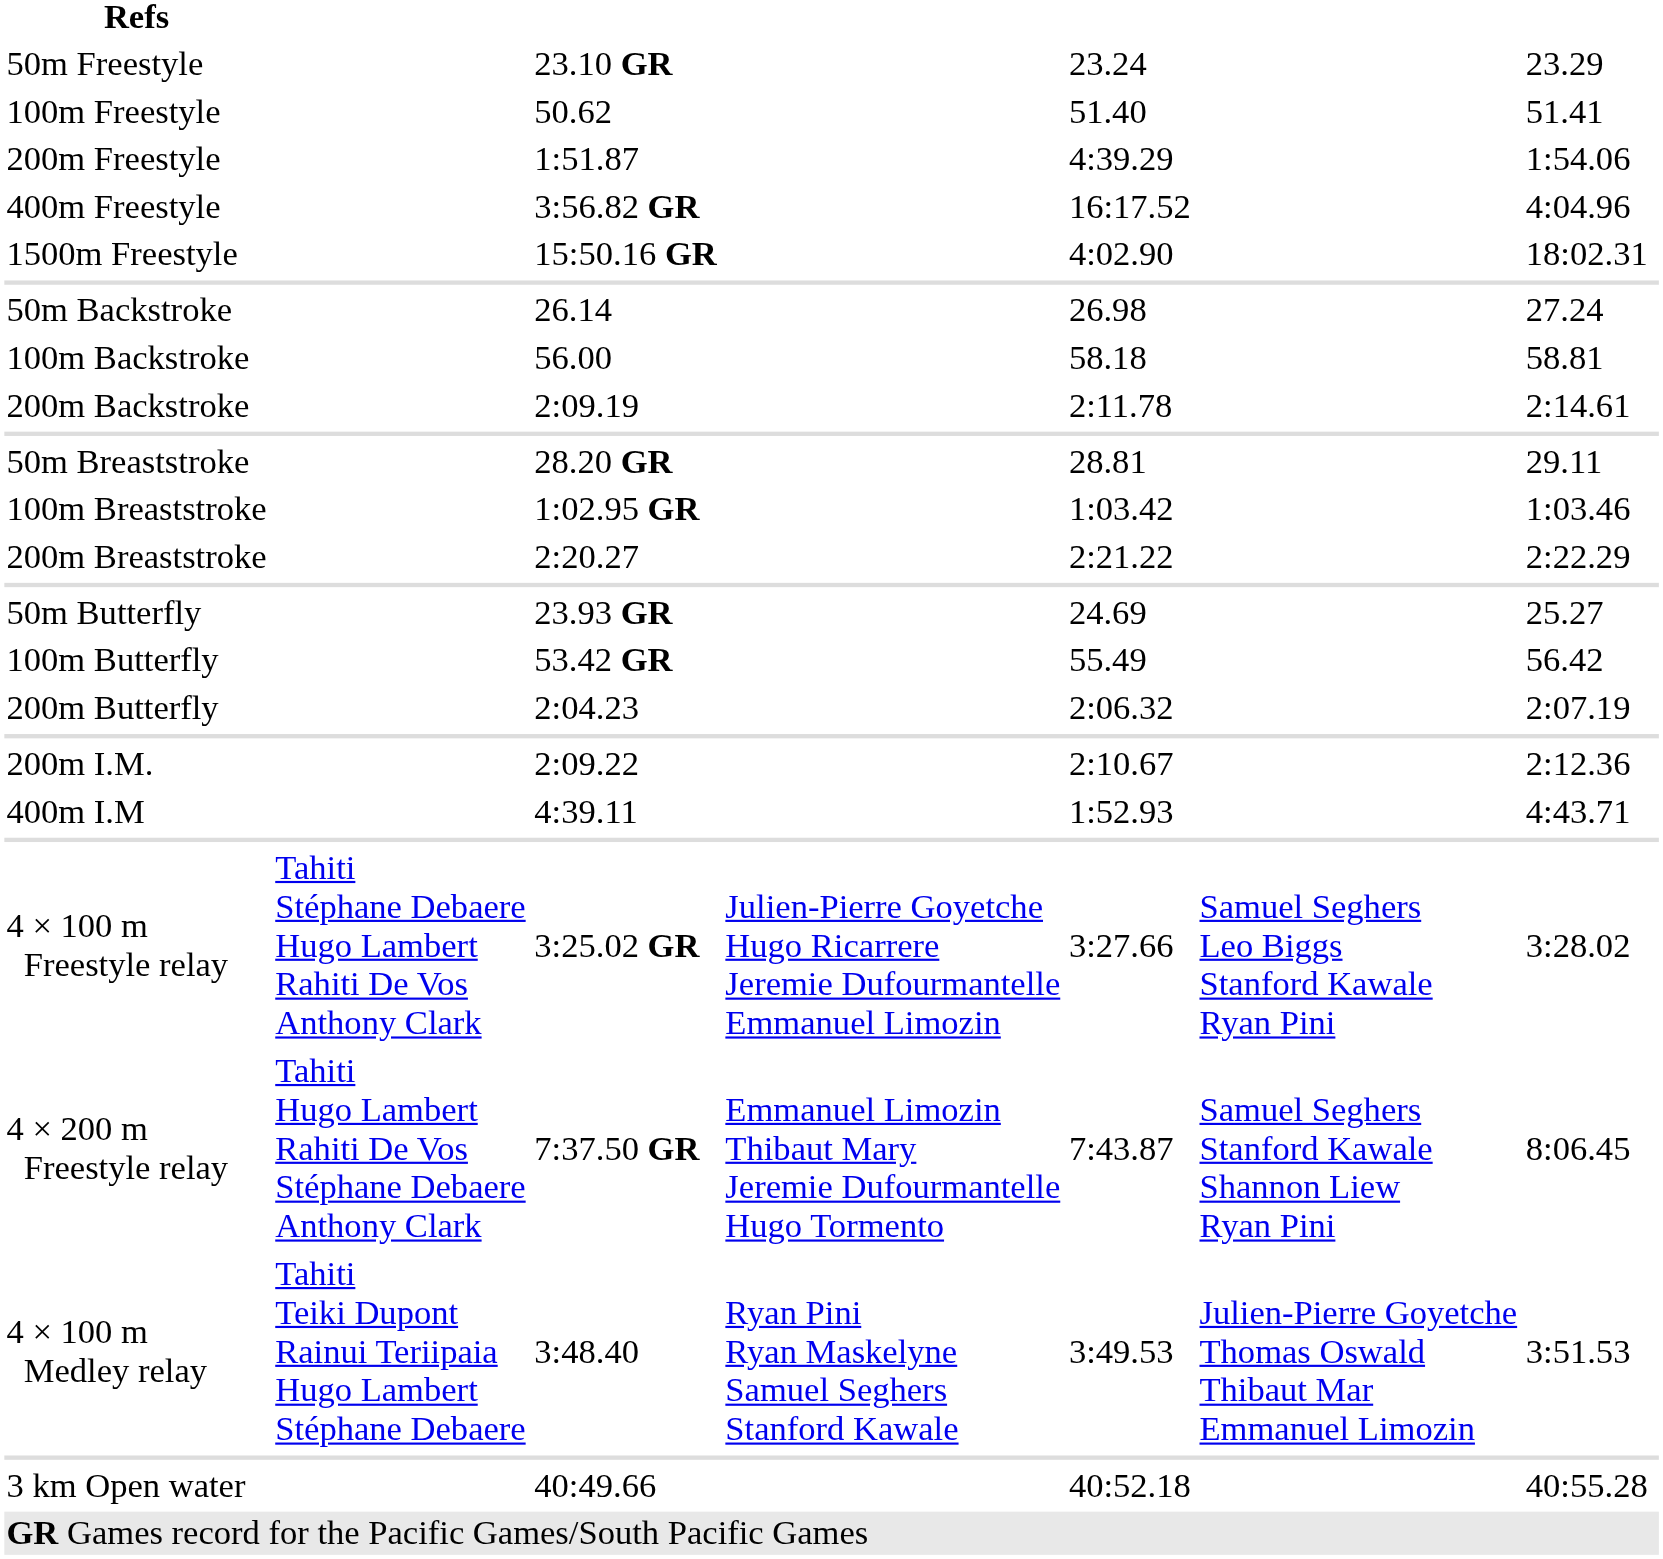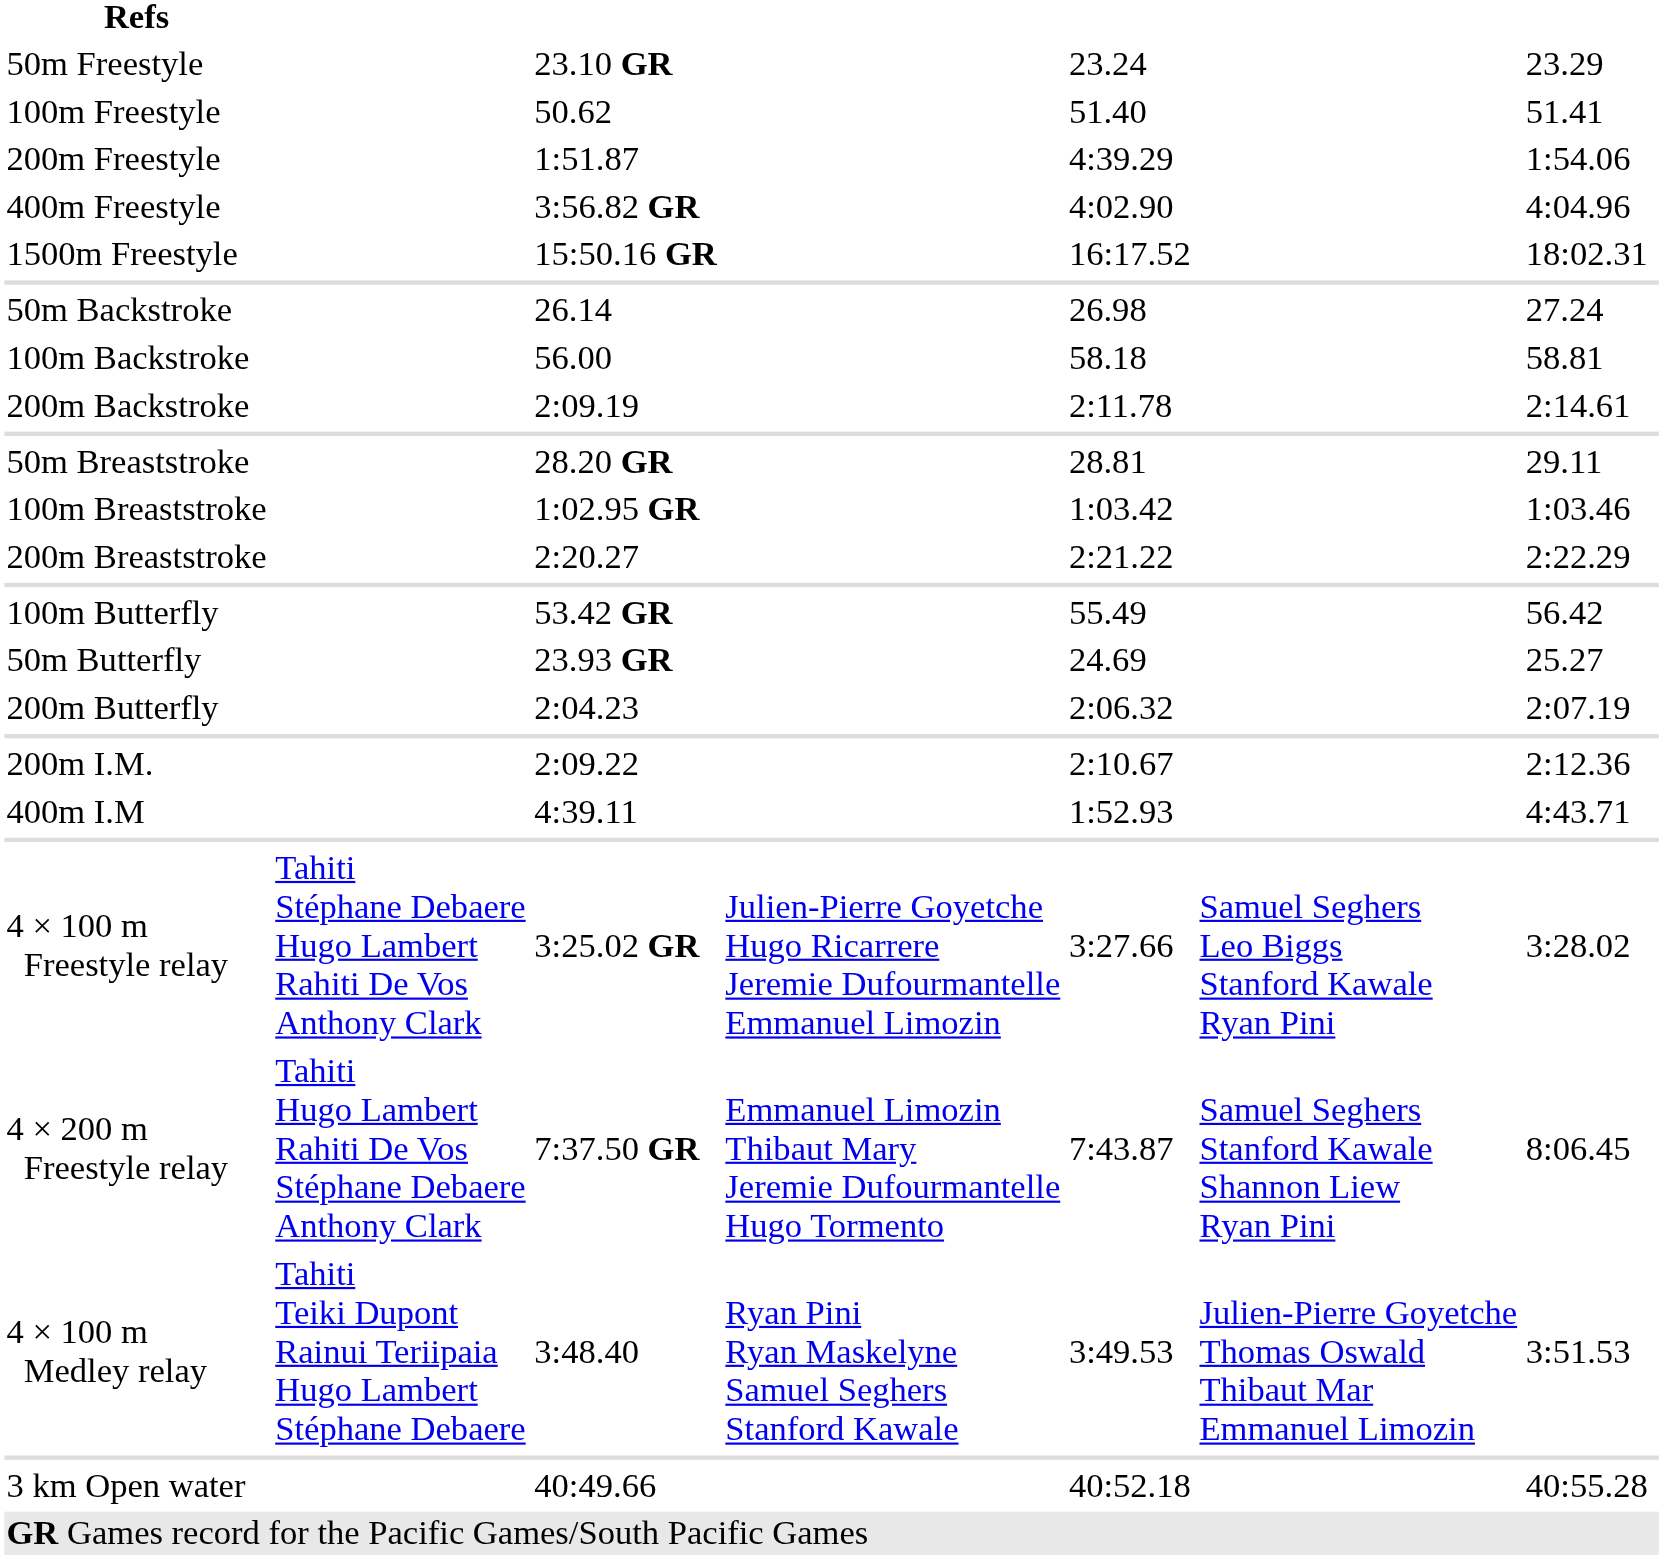(1130, 206) 16:17.52 -> (1121, 206) 4:02.90
(1121, 253) 4:02.90 -> (1130, 253) 16:17.52
rows swapped: (104, 612) <-> (113, 660)
